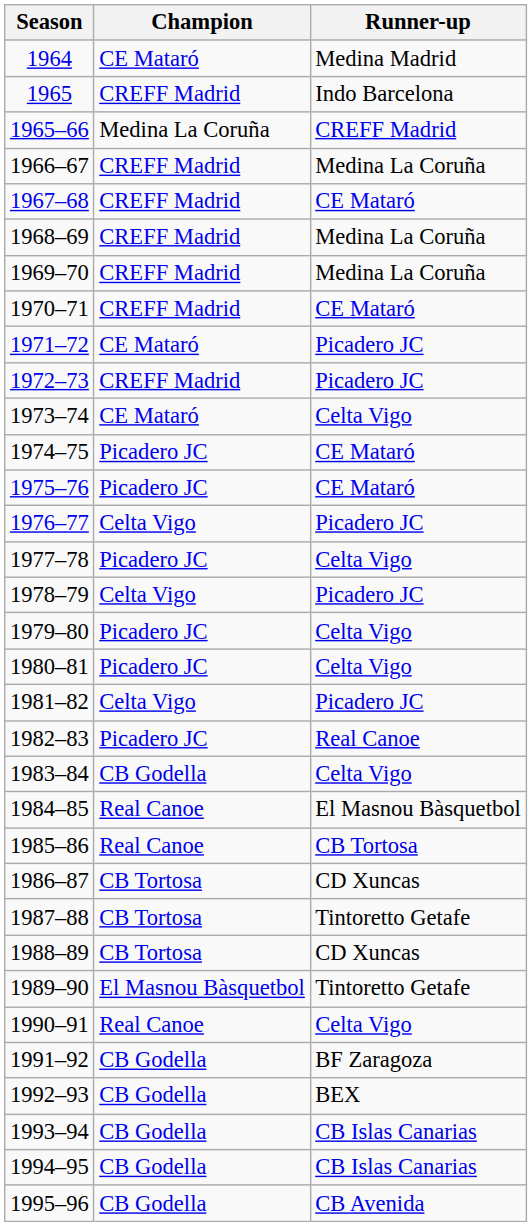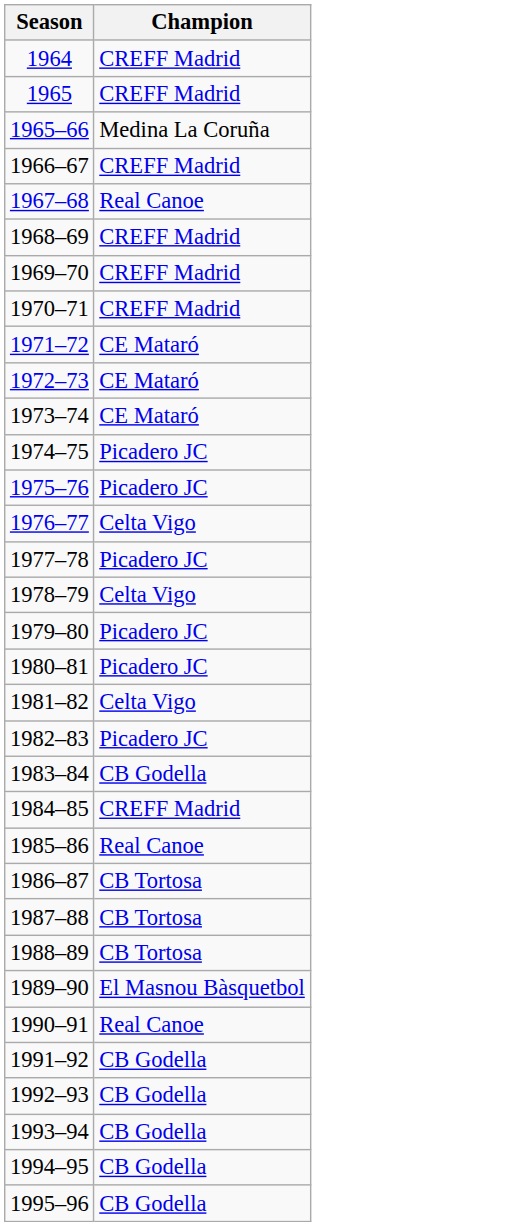- column: (418, 22)
(149, 58) CE Mataró -> (170, 58) CREFF Madrid
(170, 201) CREFF Madrid -> (152, 201) Real Canoe
(170, 380) CREFF Madrid -> (149, 380) CE Mataró
(152, 809) Real Canoe -> (170, 809) CREFF Madrid
